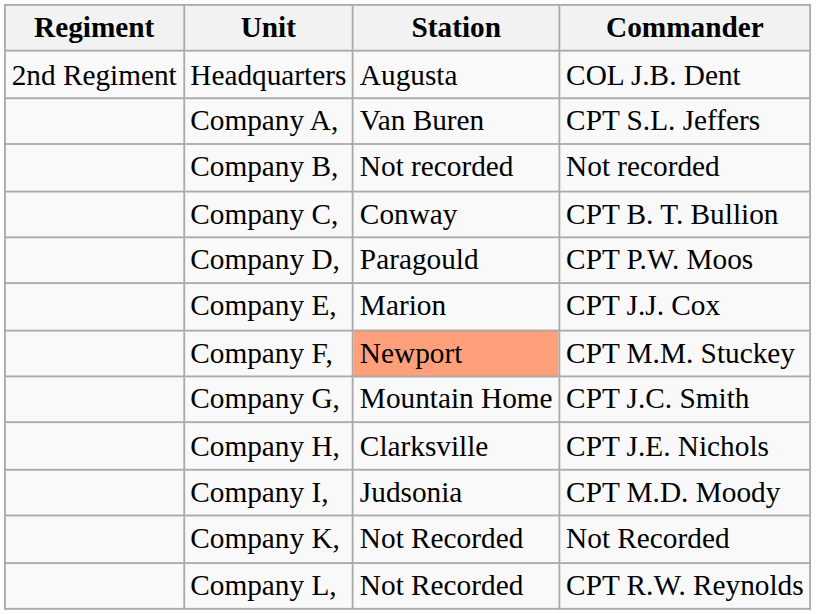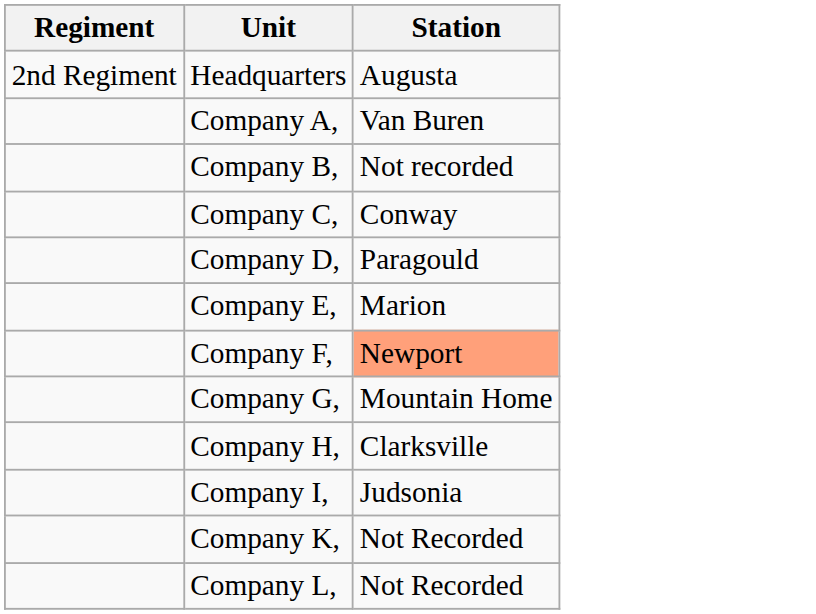- column: (685, 27)
